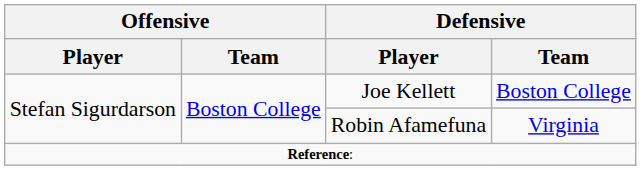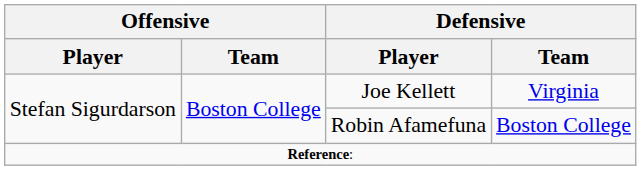(563, 90) Boston College -> (563, 90) Virginia
(563, 125) Virginia -> (563, 125) Boston College
